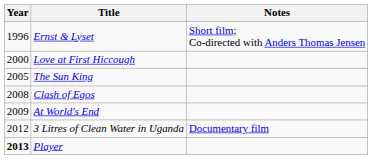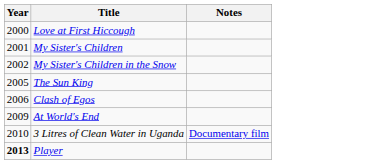- row: (64, 36)
+ row: (78, 47)
+ row: (105, 64)
(18, 94) 2008 -> (18, 99) 2006
(18, 128) 2012 -> (18, 133) 2010
